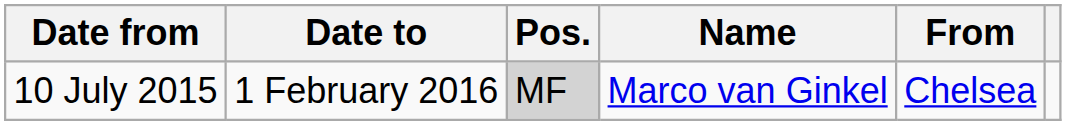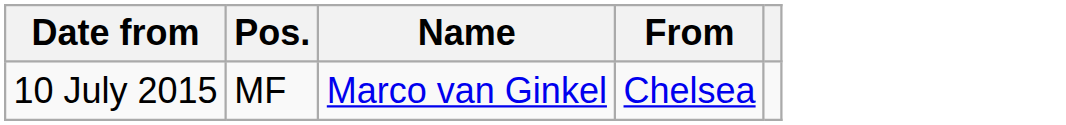- column: (366, 33)
(541, 90) lightgrey background -> (260, 90) no background
